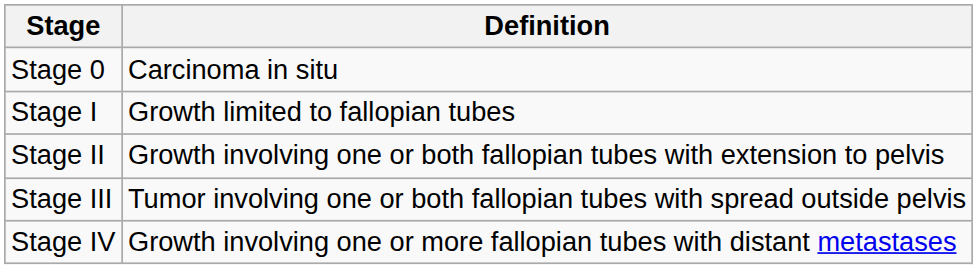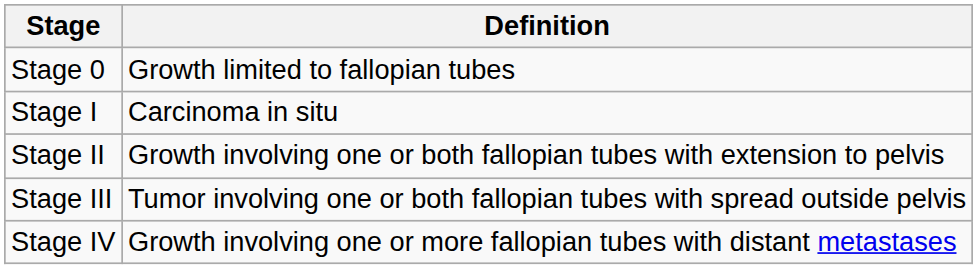(233, 69) Carcinoma in situ -> (322, 69) Growth limited to fallopian tubes
(322, 112) Growth limited to fallopian tubes -> (233, 112) Carcinoma in situ
